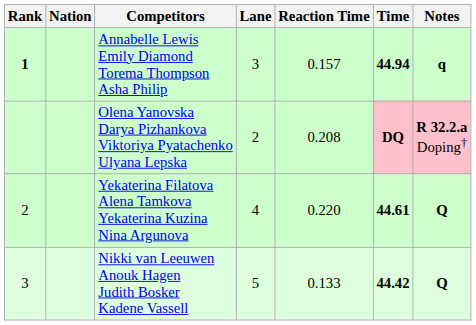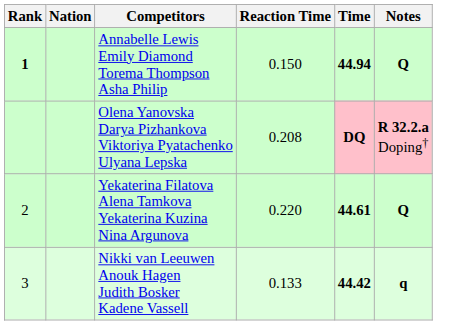- column: (255, 16)
(324, 64) 0.157 -> (285, 64) 0.150
(442, 64) q -> (403, 64) Q
(442, 283) Q -> (403, 283) q
